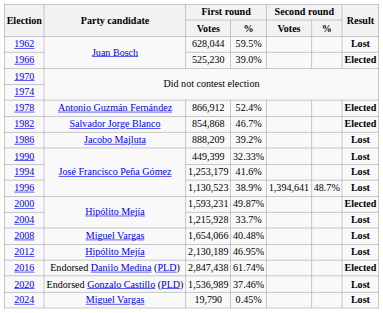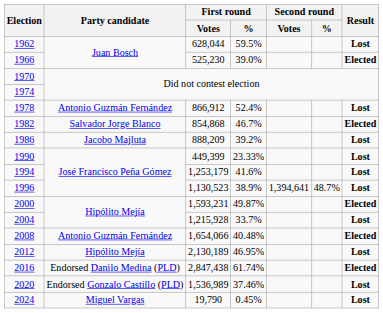(360, 108) Elected -> (360, 108) Lost
(249, 156) 32.33% -> (249, 156) 23.33%
(115, 236) Miguel Vargas -> (115, 236) Antonio Guzmán Fernández
(360, 236) Lost -> (360, 236) Elected
